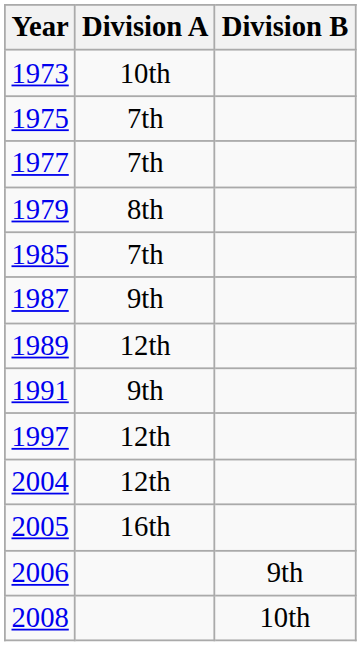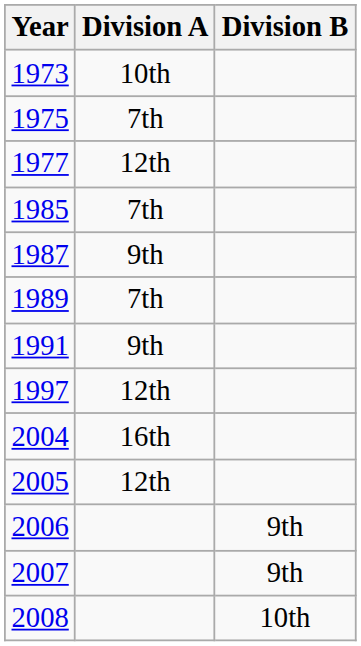(145, 163) 7th -> (145, 163) 12th
- row: (40, 208)
(145, 345) 12th -> (145, 299) 7th
(145, 481) 12th -> (145, 436) 16th
(145, 526) 16th -> (145, 481) 12th
+ row: (40, 572)
